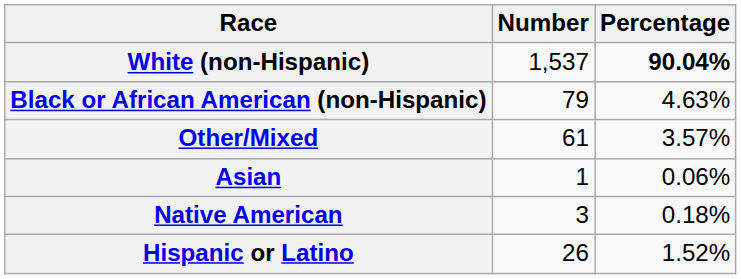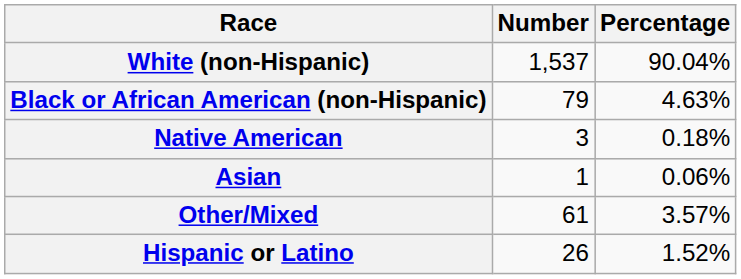(689, 61) bold -> (689, 61) normal
rows swapped: (248, 215) <-> (248, 138)
